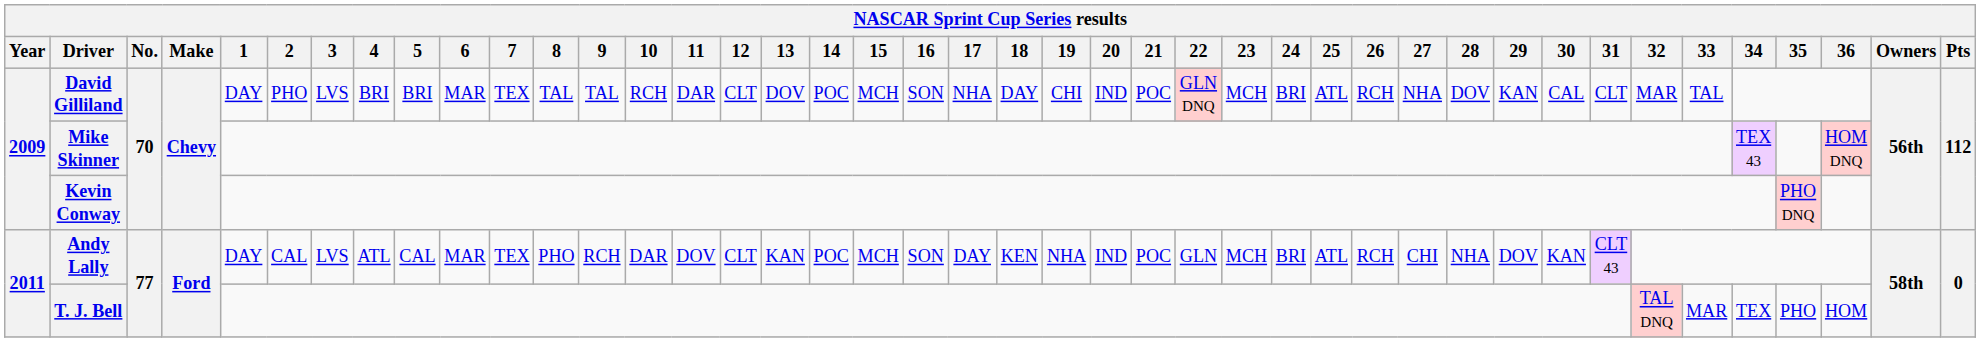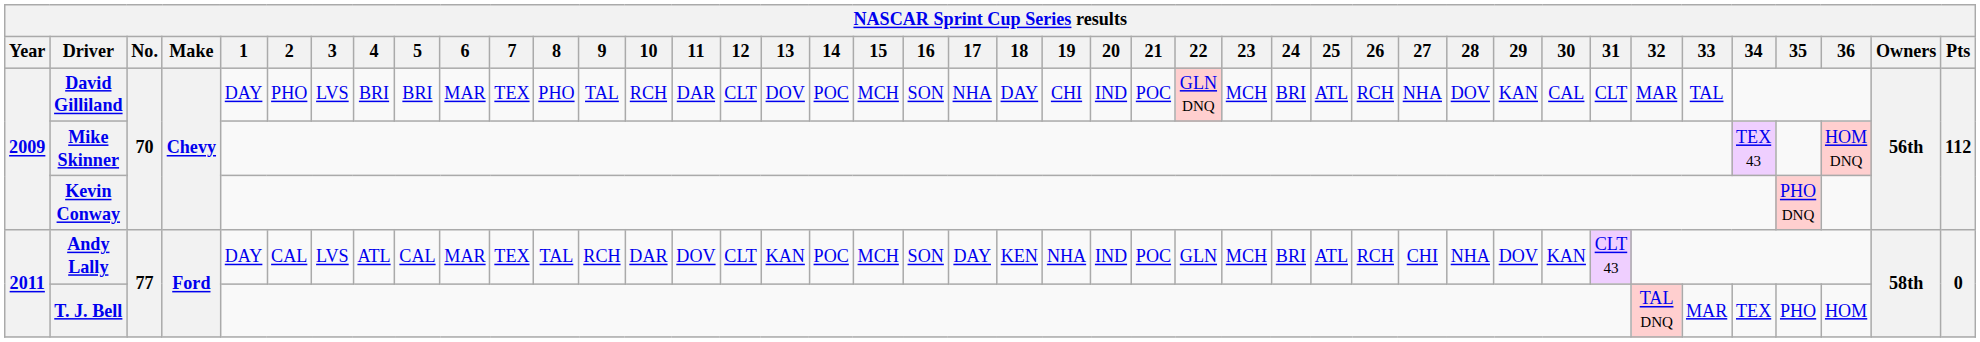(556, 94) TAL -> (556, 94) PHO
(556, 256) PHO -> (556, 256) TAL
